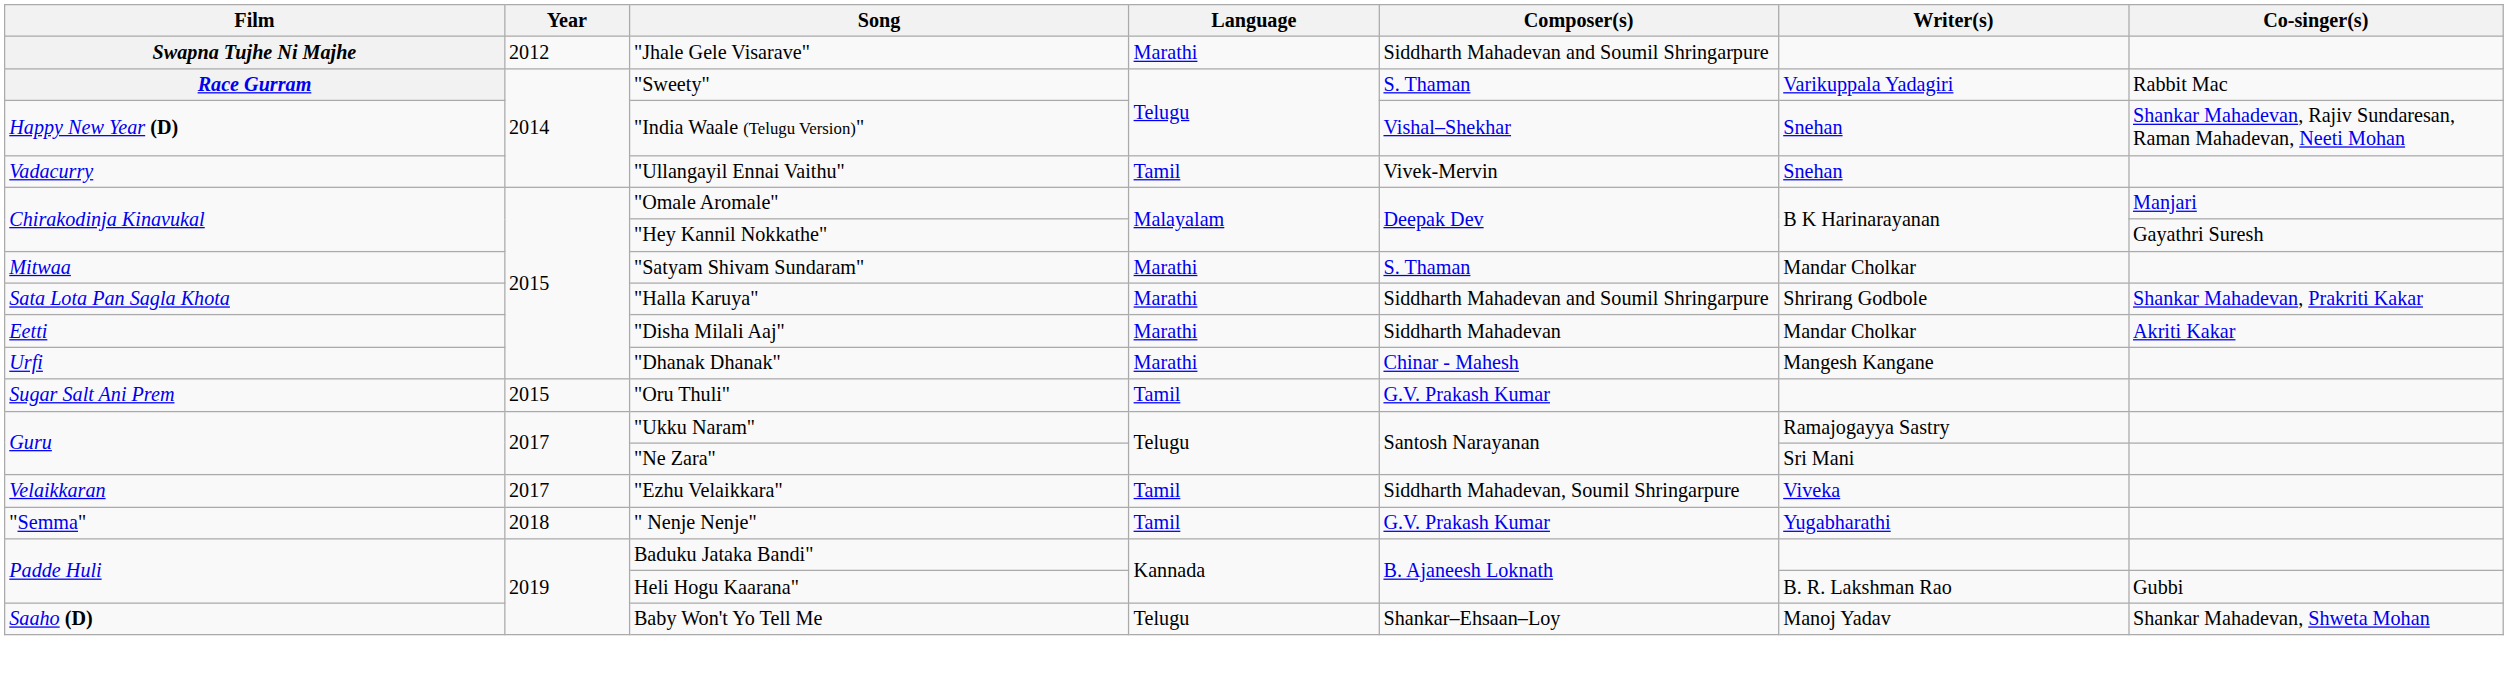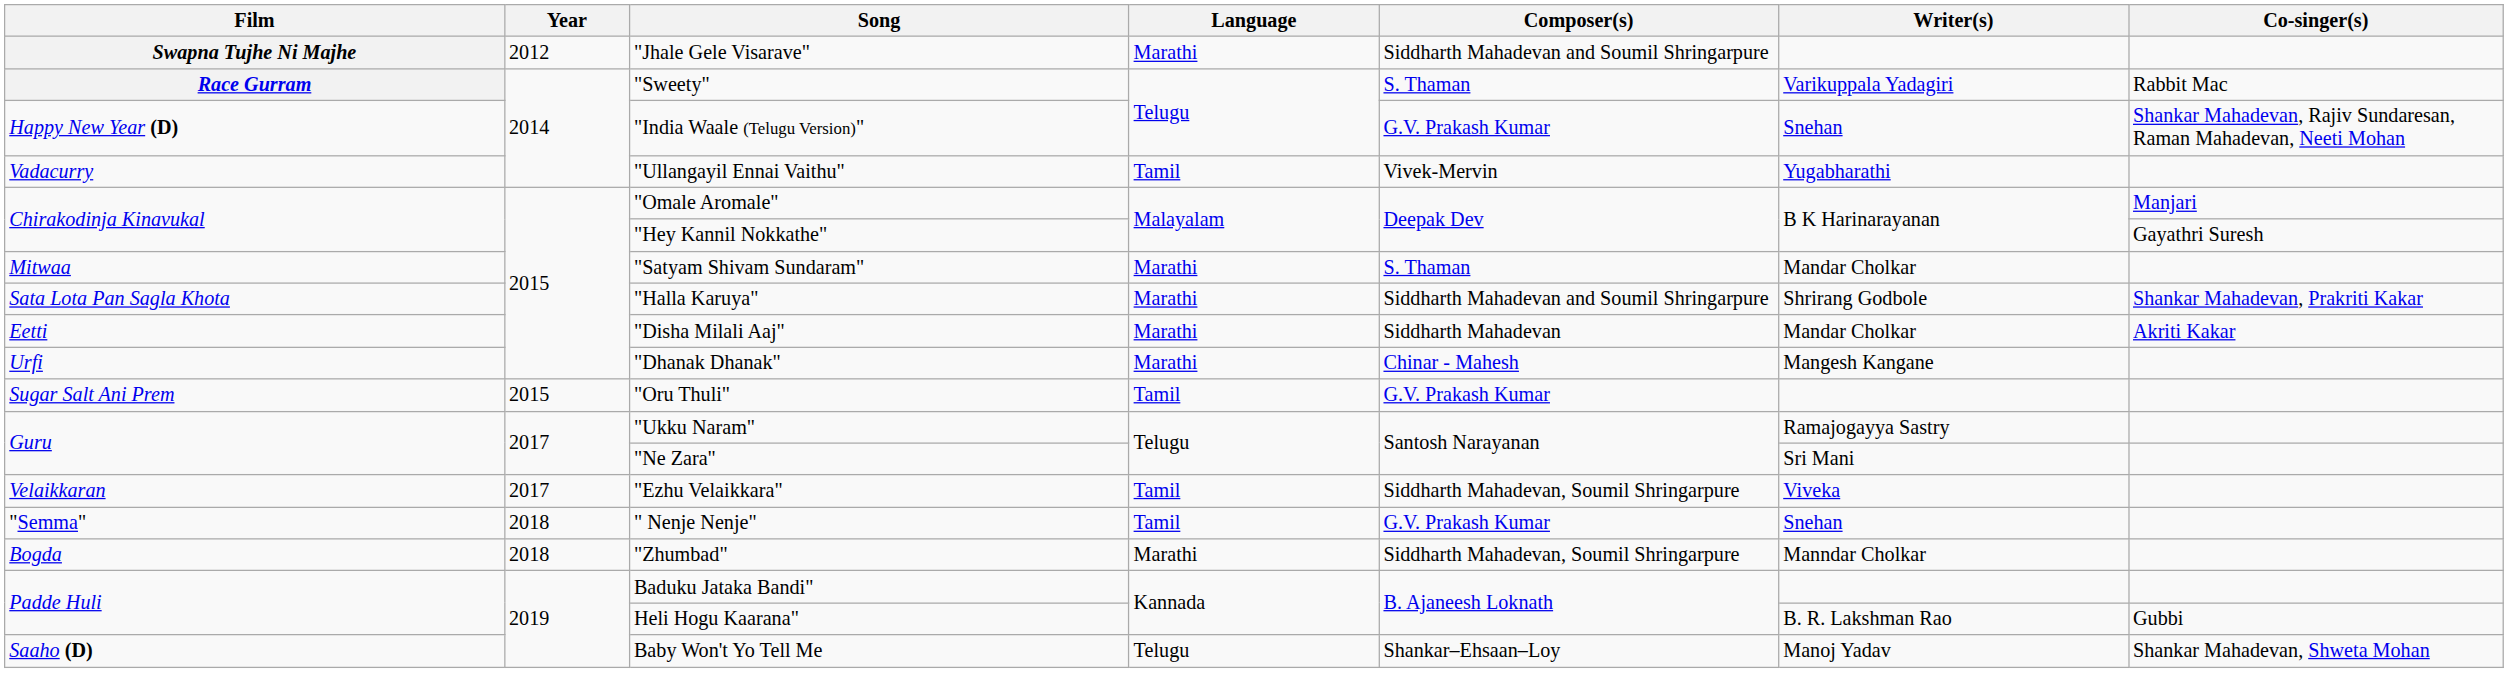(1447, 127) Vishal–Shekhar -> (1467, 127) G.V. Prakash Kumar
(1813, 171) Snehan -> (1837, 171) Yugabharathi
(1837, 522) Yugabharathi -> (1813, 522) Snehan
+ row: (681, 554)
